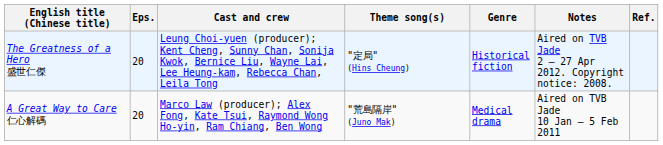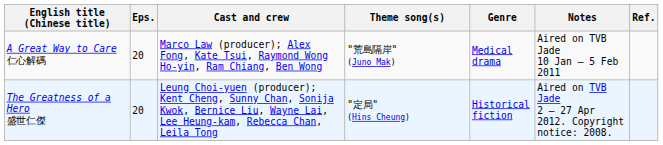rows swapped: (59, 60) <-> (62, 115)
